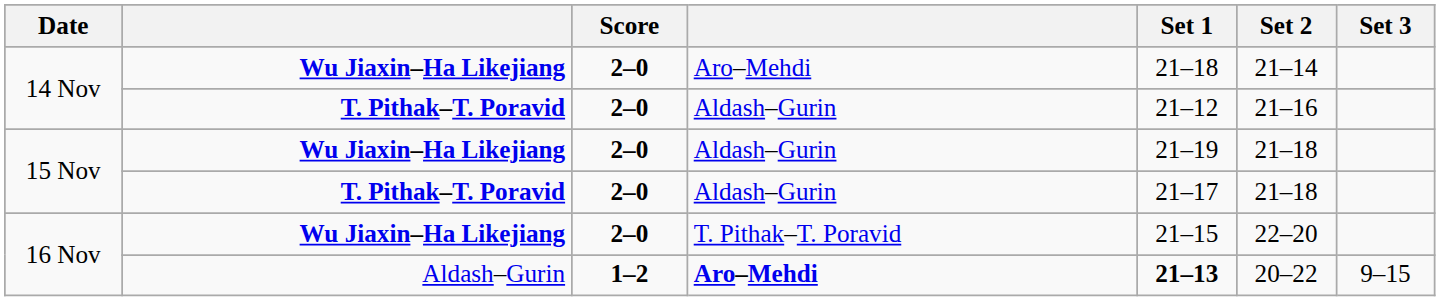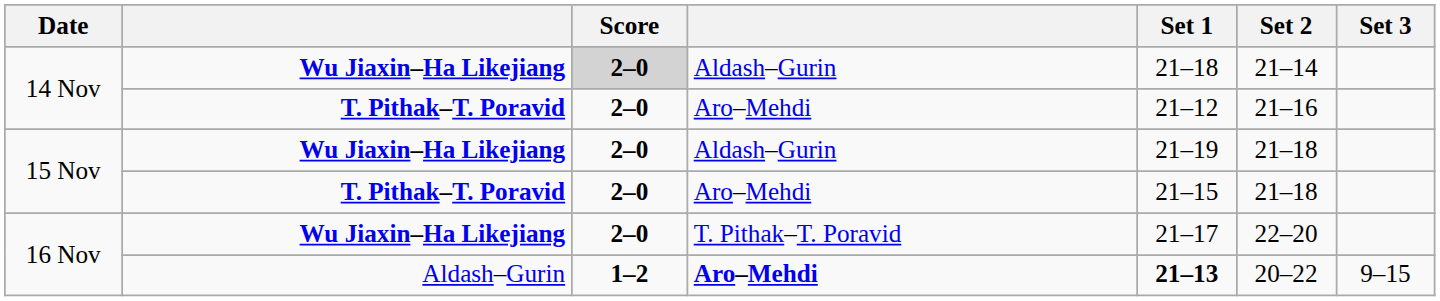(629, 67) no background -> (629, 67) lightgrey background
(752, 67) Aro–Mehdi -> (765, 67) Aldash–Gurin
(765, 108) Aldash–Gurin -> (752, 108) Aro–Mehdi
(765, 191) Aldash–Gurin -> (752, 191) Aro–Mehdi
(1187, 191) 21–17 -> (1187, 191) 21–15
(1187, 233) 21–15 -> (1187, 233) 21–17
